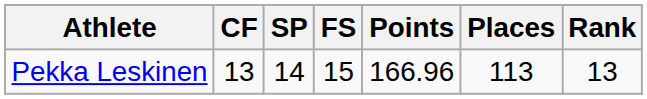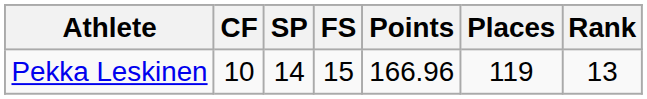(239, 71) 13 -> (239, 71) 10
(511, 71) 113 -> (511, 71) 119
